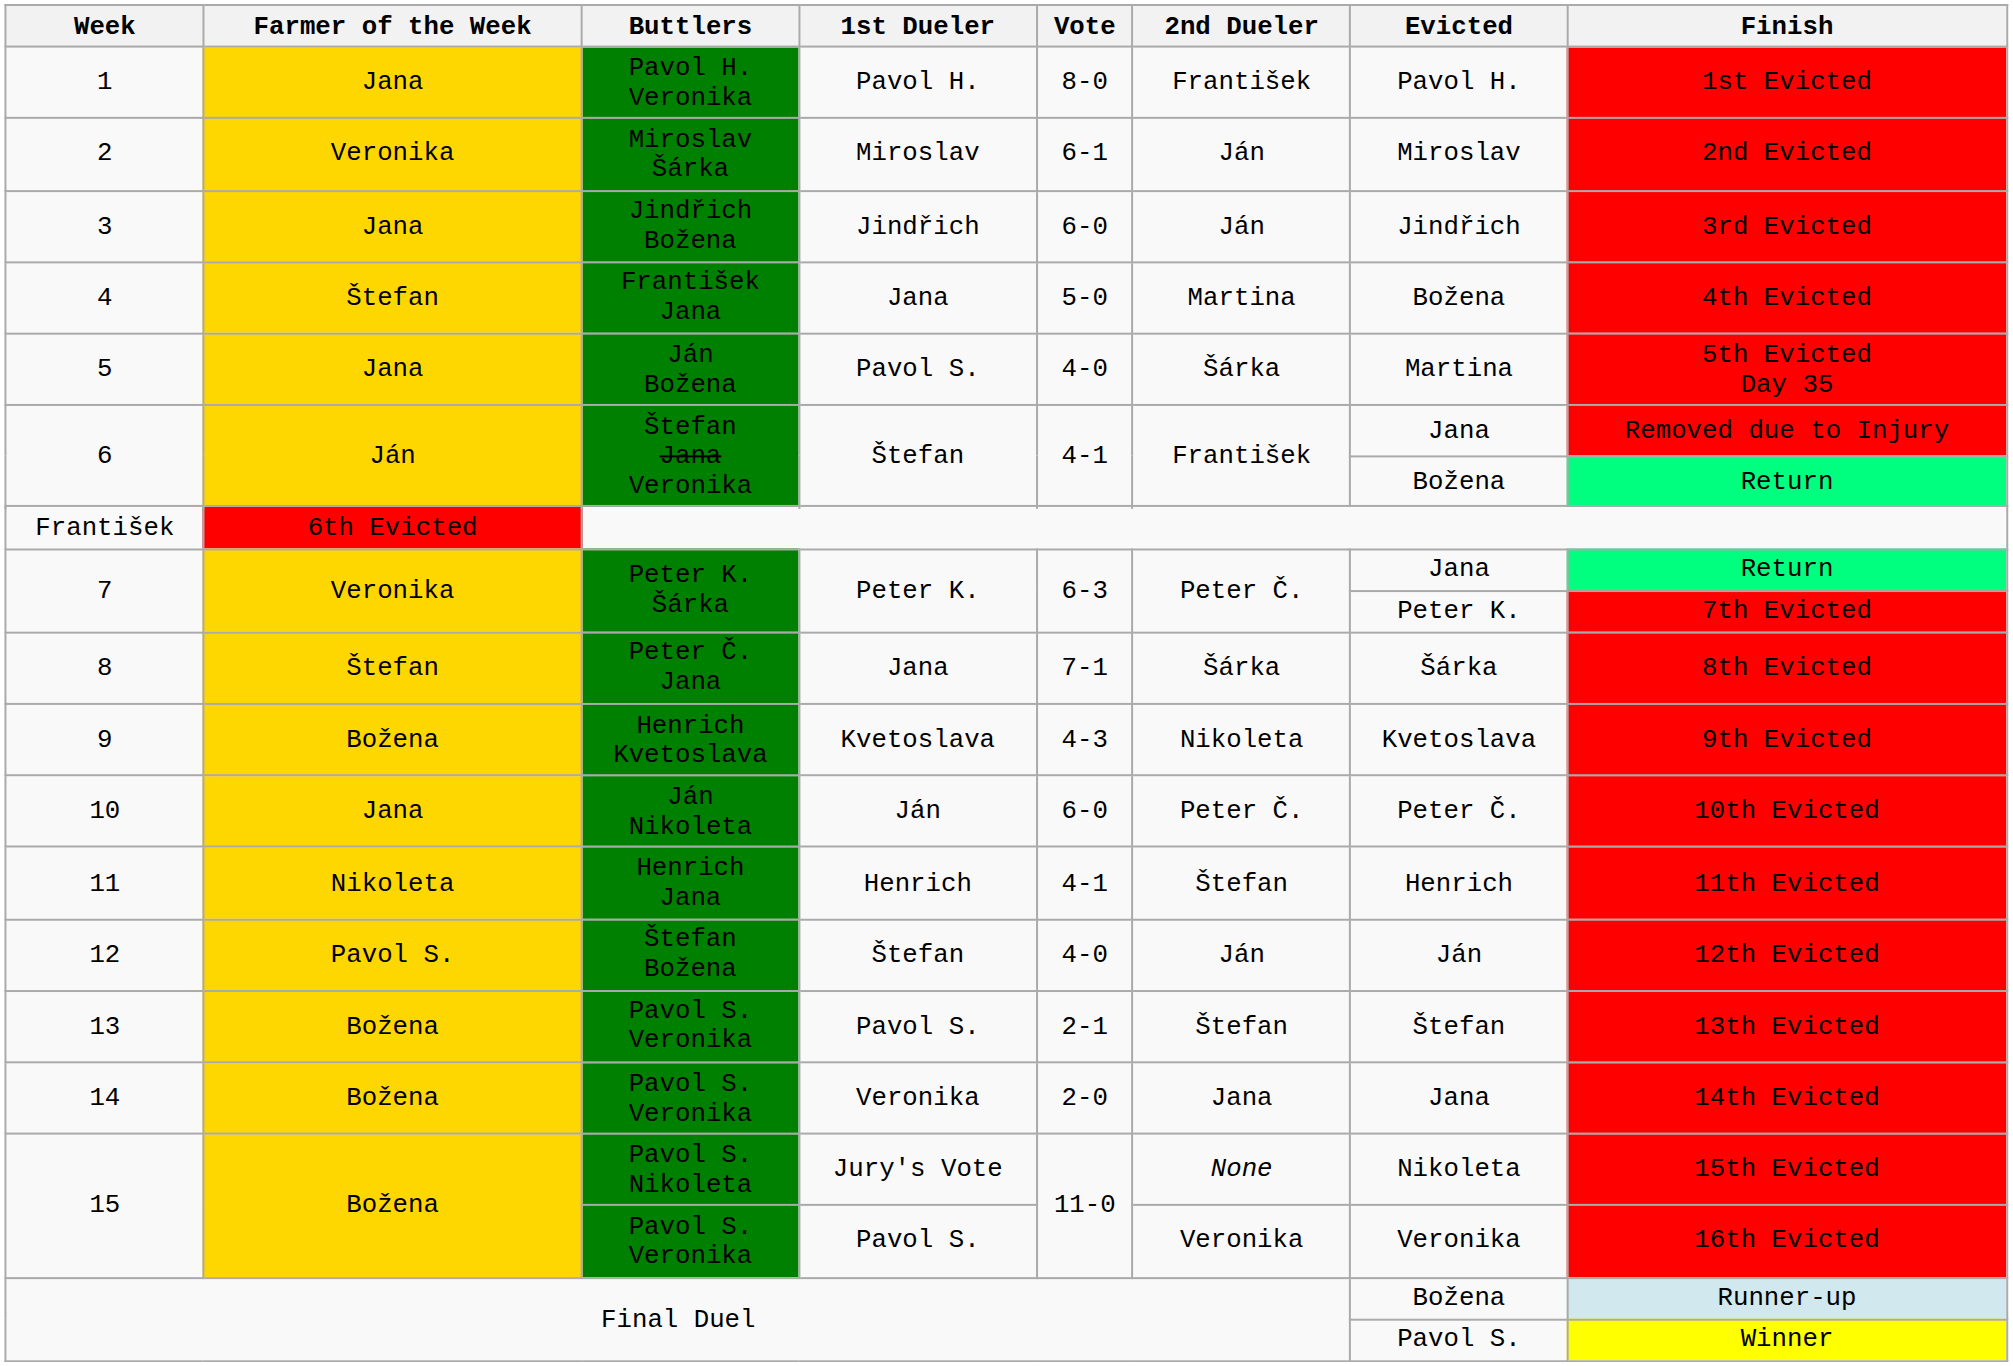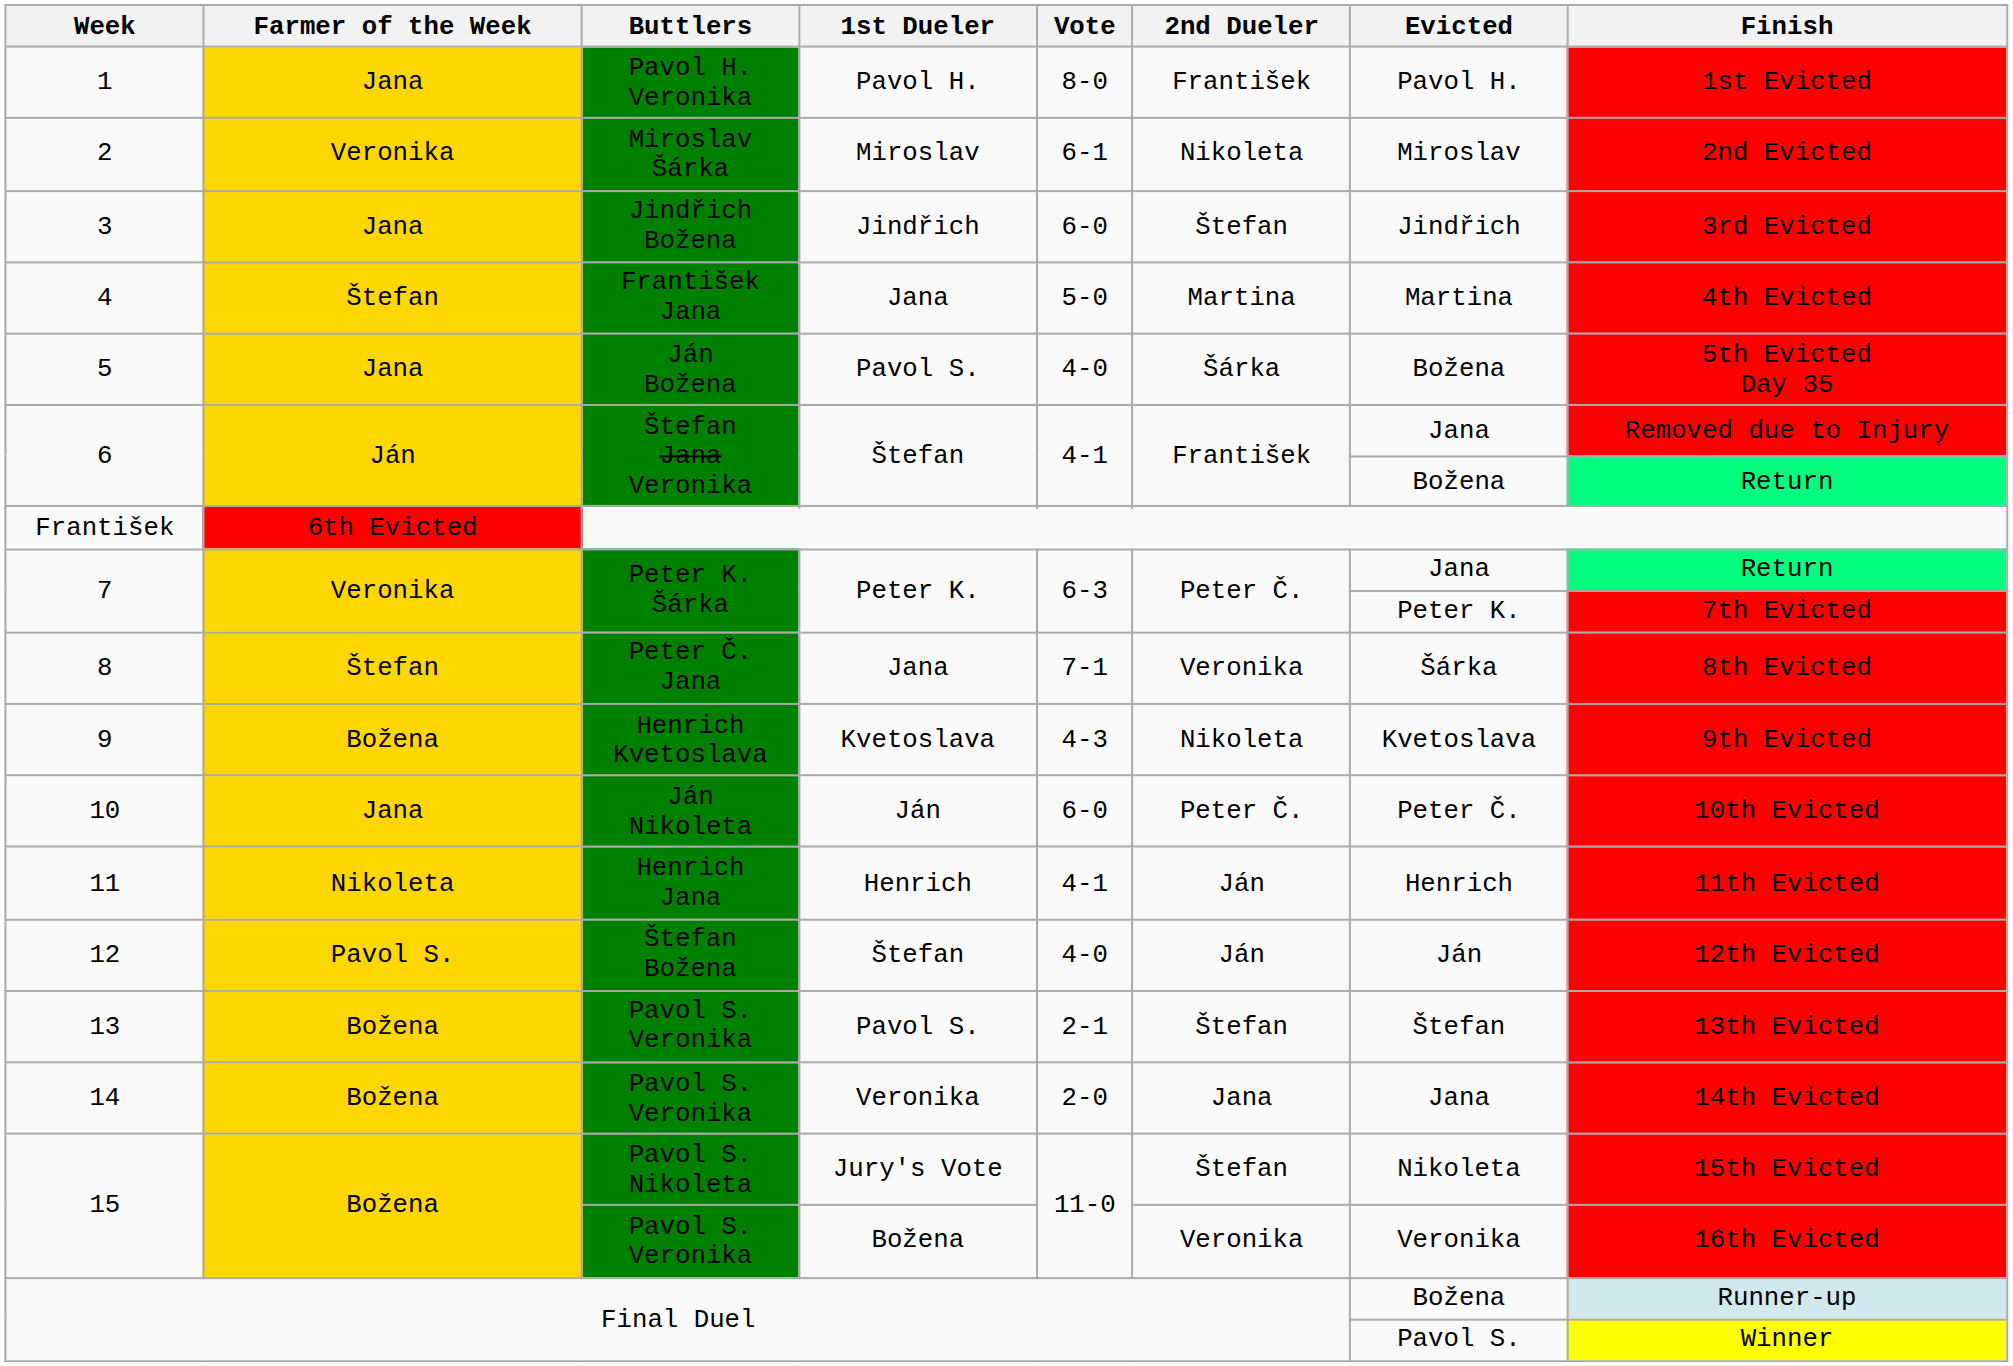(1242, 154) Ján -> (1242, 154) Nikoleta
(1242, 226) Ján -> (1242, 226) Štefan
(1459, 298) Božena -> (1459, 298) Martina
(1459, 369) Martina -> (1459, 369) Božena
(1242, 668) Šárka -> (1242, 668) Veronika
(1242, 883) Štefan -> (1242, 883) Ján
(1242, 1170) None -> (1242, 1170) Štefan
(918, 1241) Pavol S. -> (918, 1241) Božena
